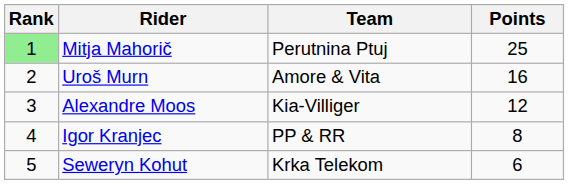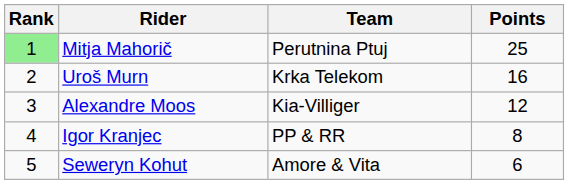(326, 77) Amore & Vita -> (328, 77) Krka Telekom
(328, 164) Krka Telekom -> (326, 164) Amore & Vita
